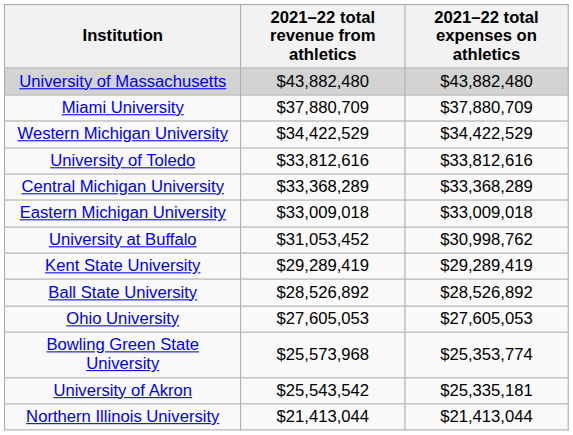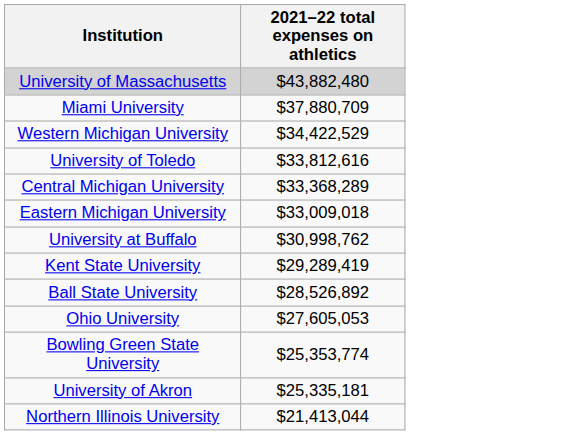- column: (323, 36)
